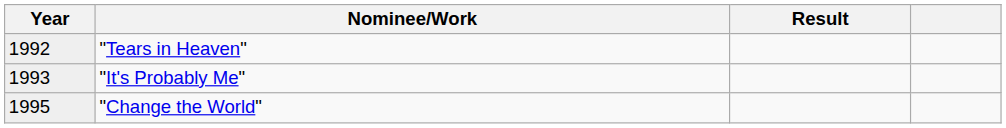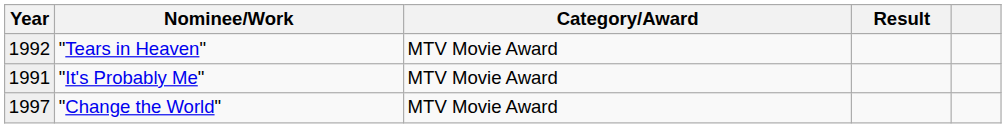+ column: (628, 19)
(30, 78) 1993 -> (30, 78) 1991
(30, 107) 1995 -> (30, 107) 1997
